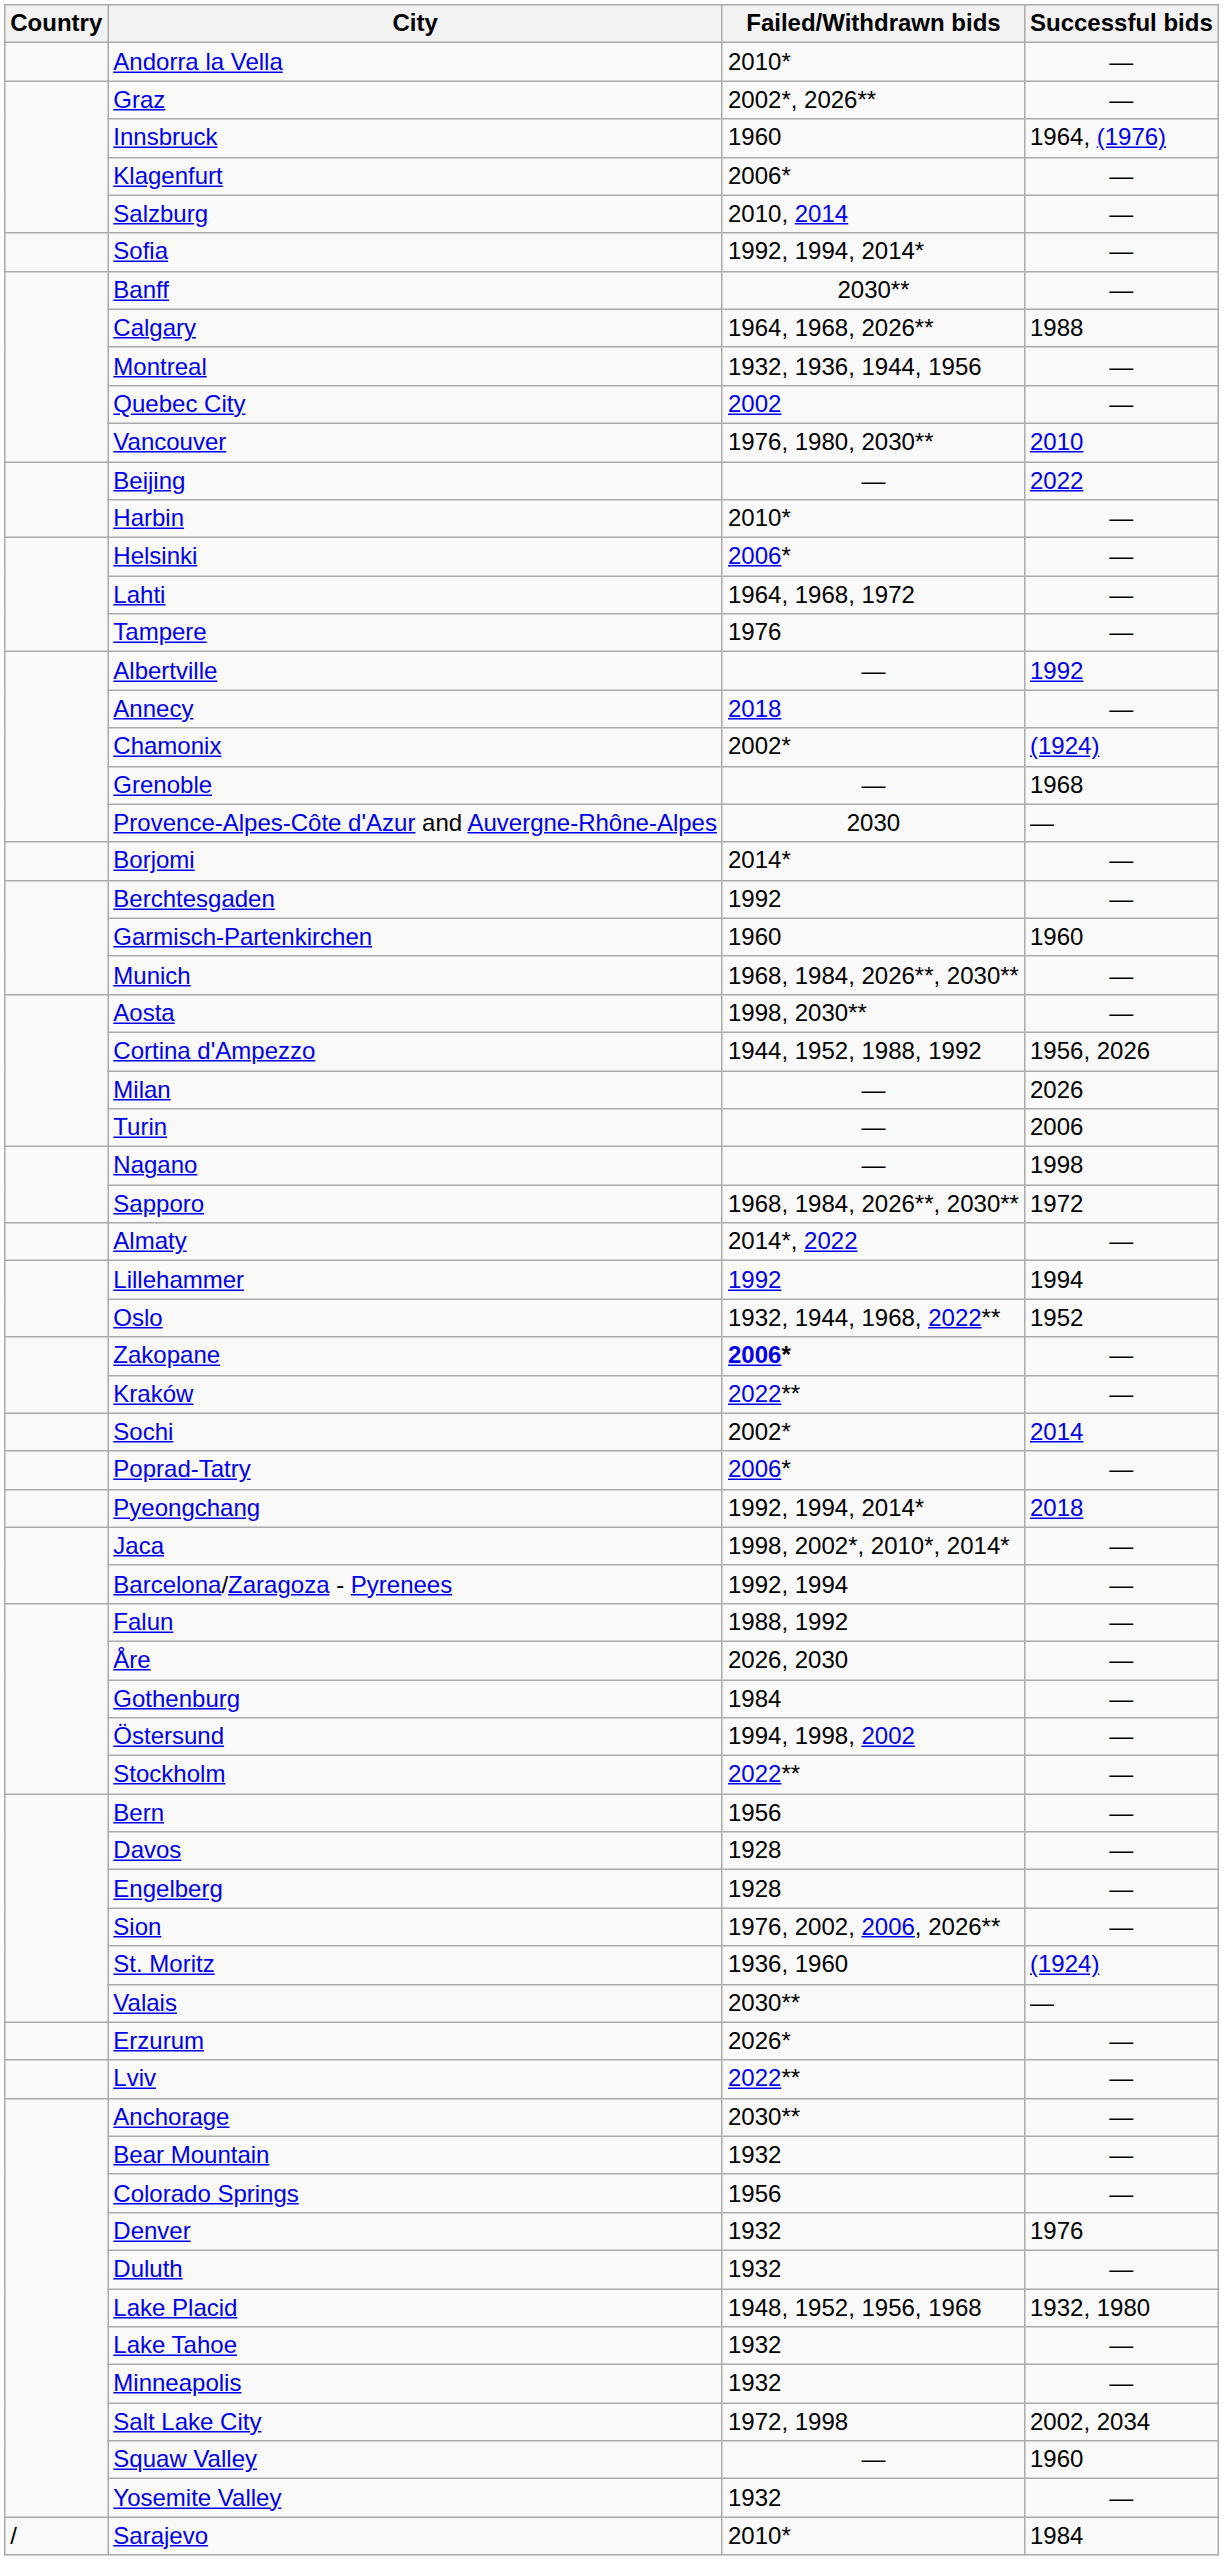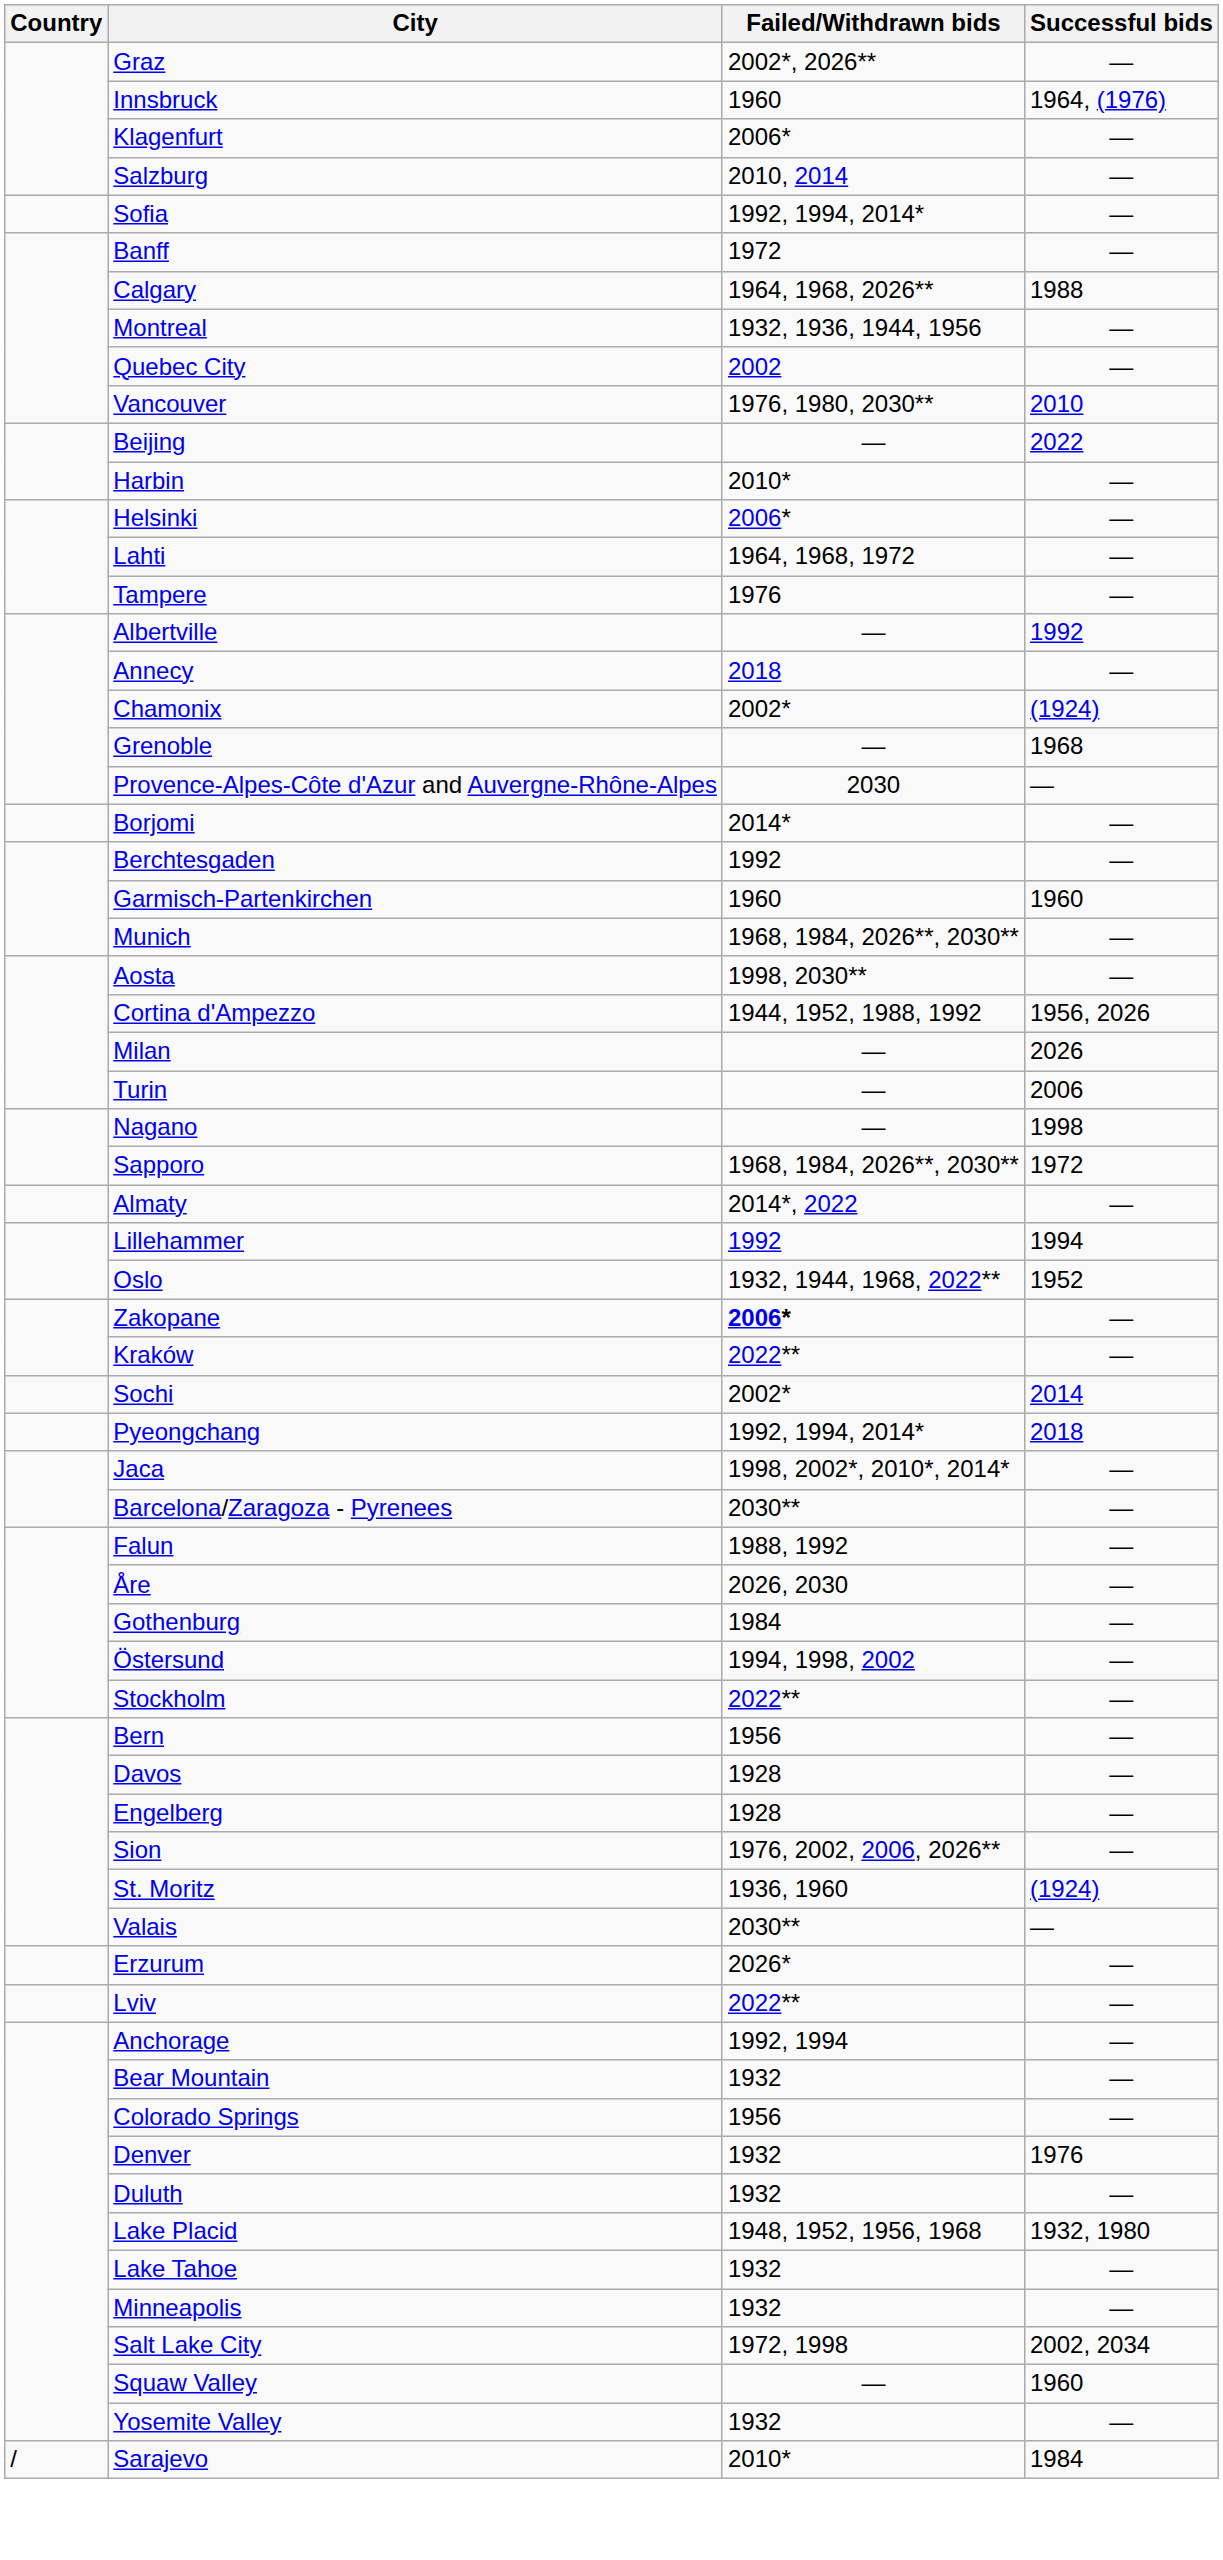- row: (198, 61)
(873, 289) 2030** -> (755, 251) 1972
- row: (182, 1469)
(788, 1584) 1992, 1994 -> (764, 1507) 2030**
(764, 2116) 2030** -> (788, 2040) 1992, 1994
